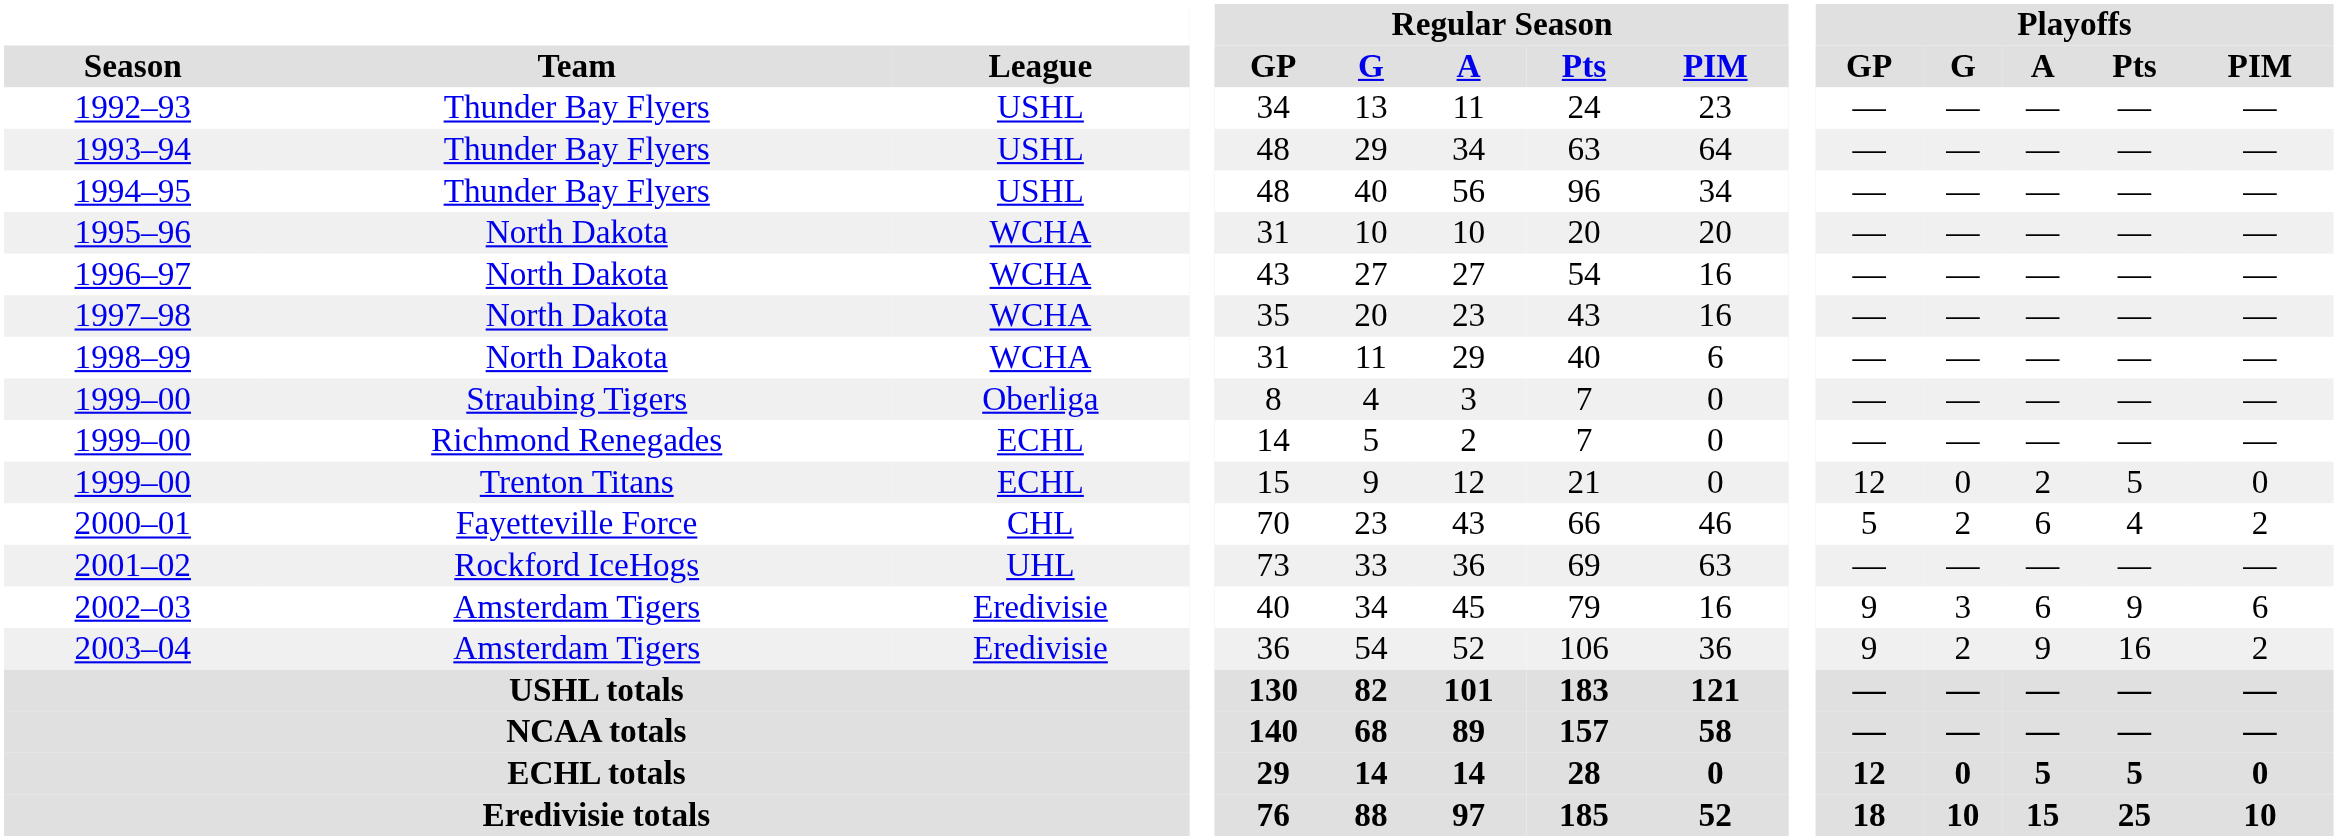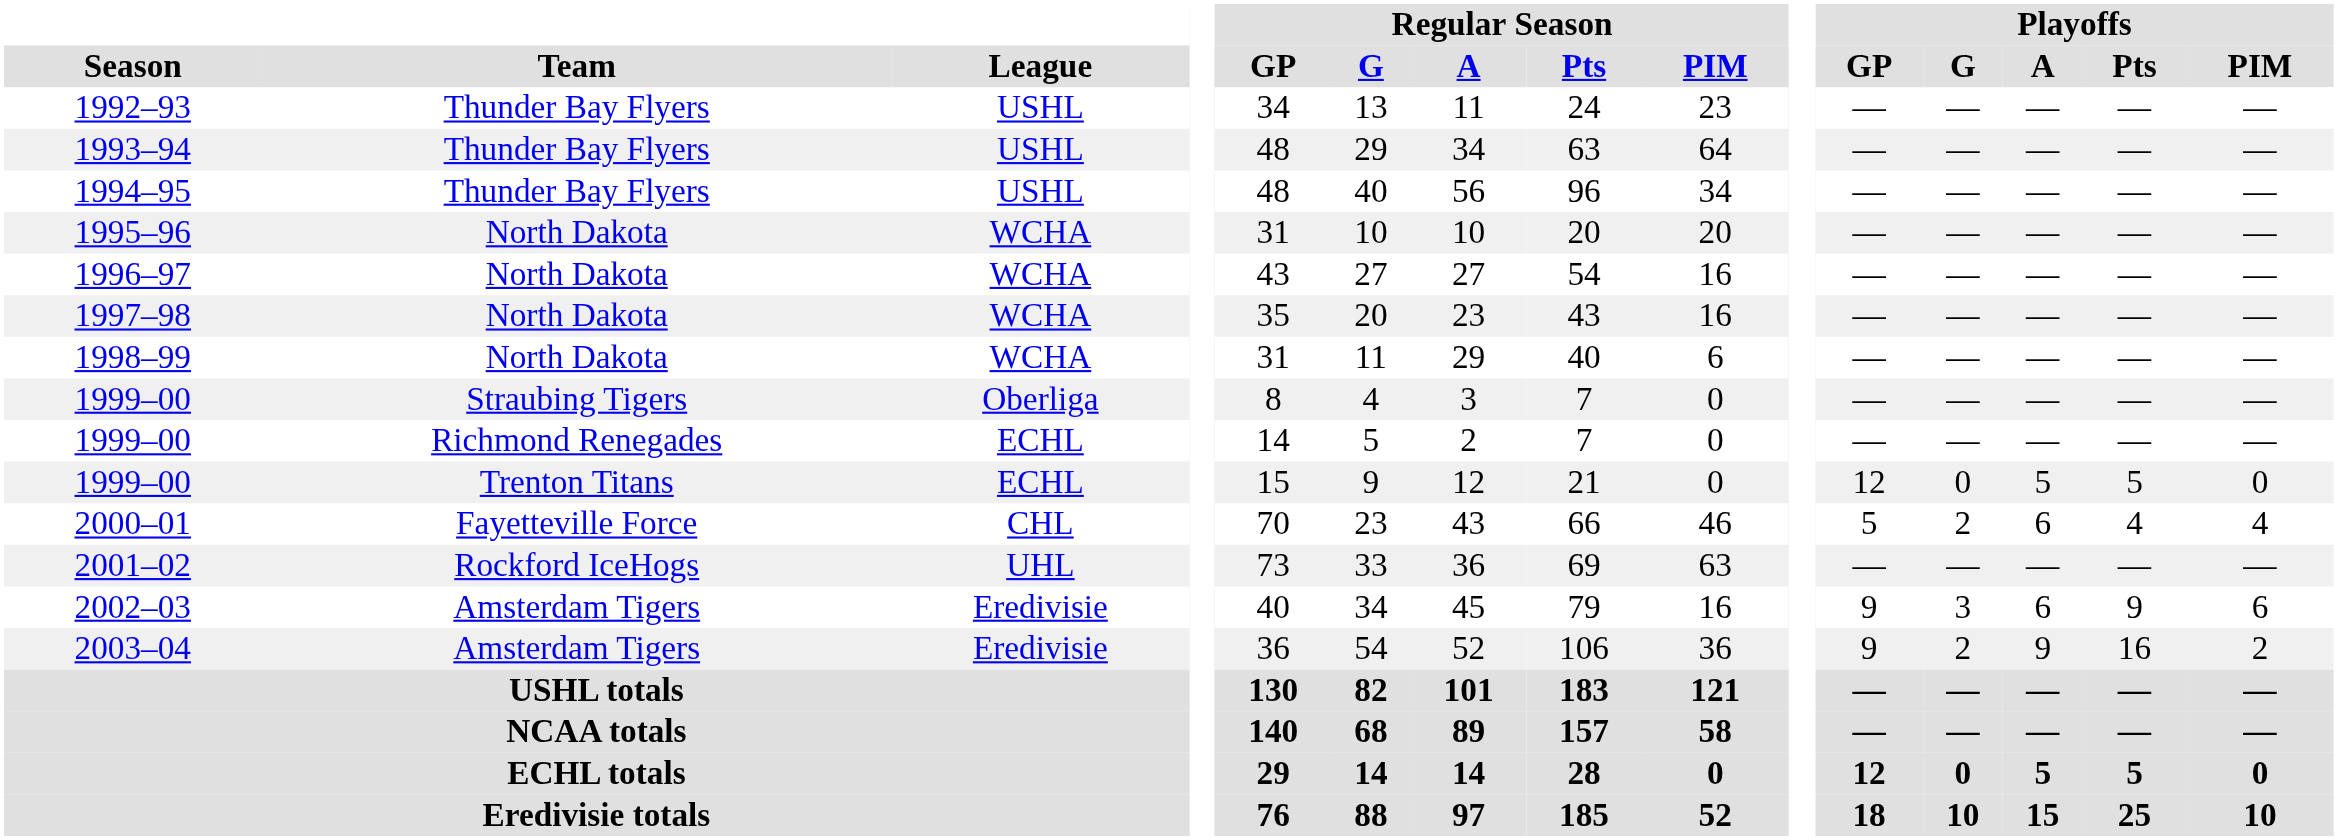(2043, 481) 2 -> (2043, 481) 5
(2260, 523) 2 -> (2260, 523) 4
